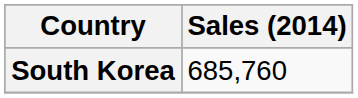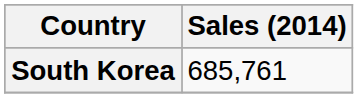(237, 69) 685,760 -> (237, 69) 685,761
